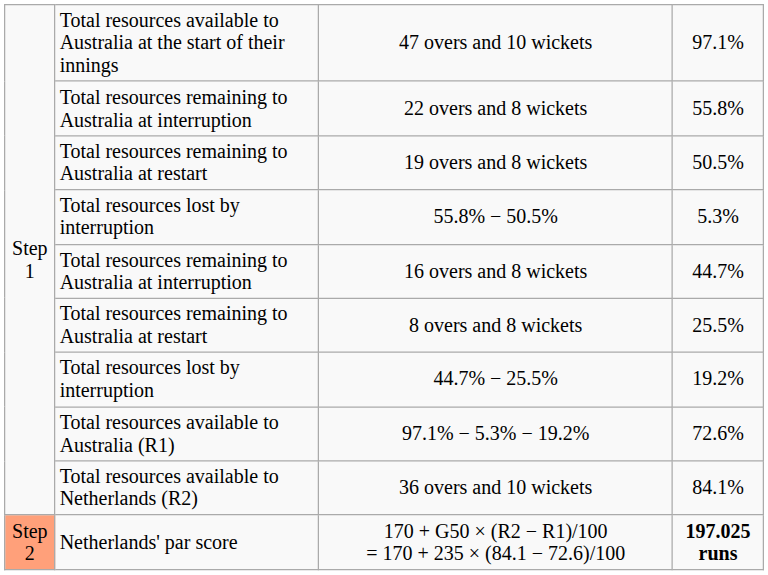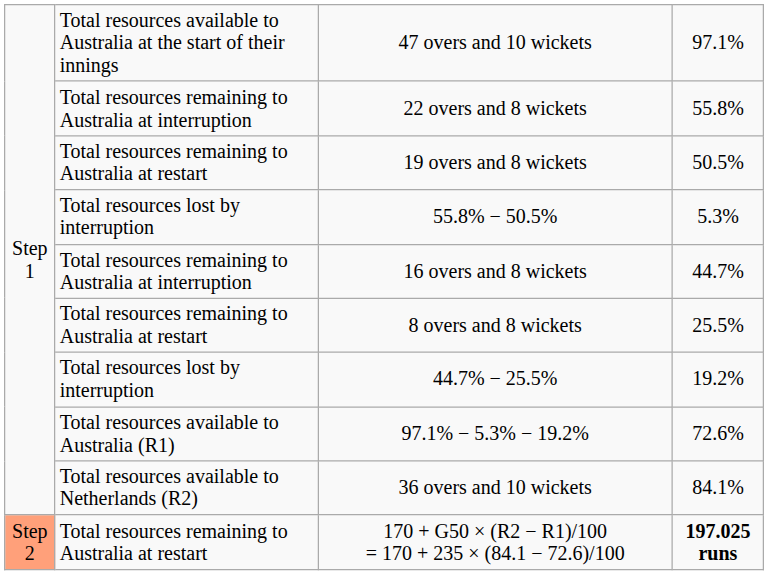(149, 542) Netherlands' par score -> (174, 542) Total resources remaining to Australia at restart
